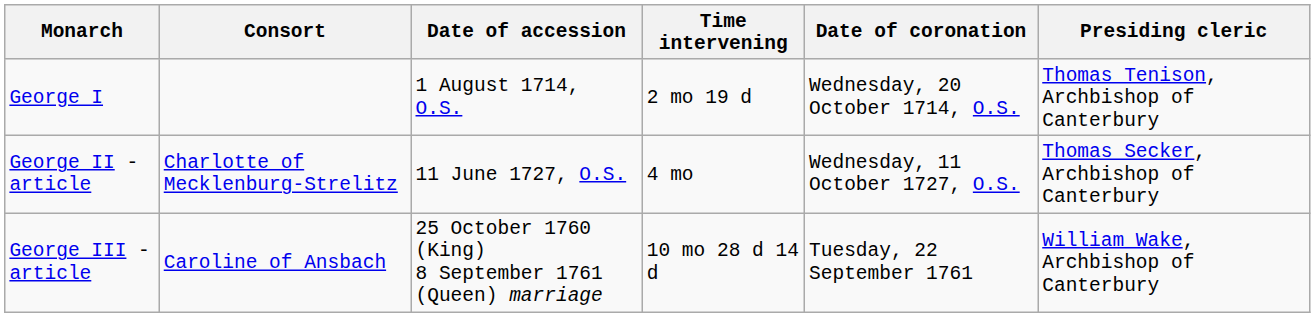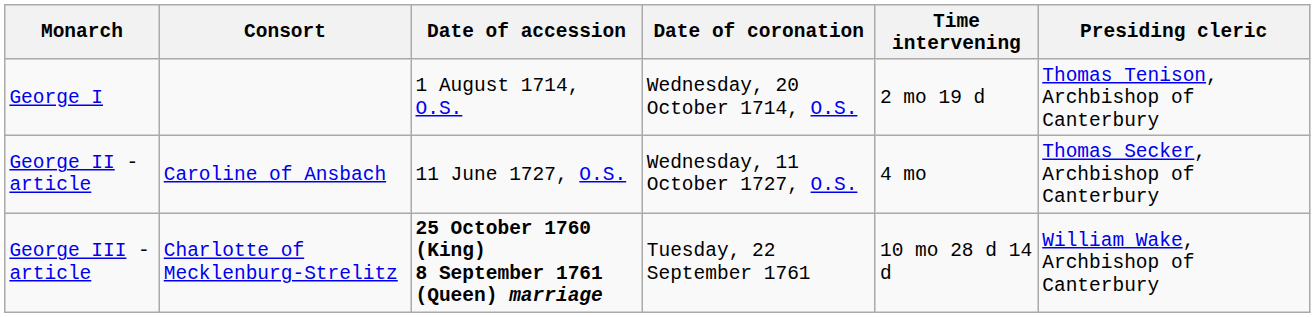columns swapped: (723, 32) <-> (921, 32)
(281, 174) Charlotte of Mecklenburg-Strelitz -> (275, 174) Caroline of Ansbach
(275, 262) Caroline of Ansbach -> (281, 262) Charlotte of Mecklenburg-Strelitz
(509, 262) normal -> (509, 262) bold
